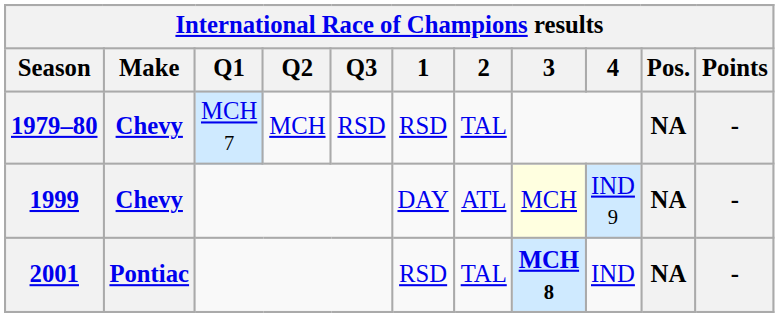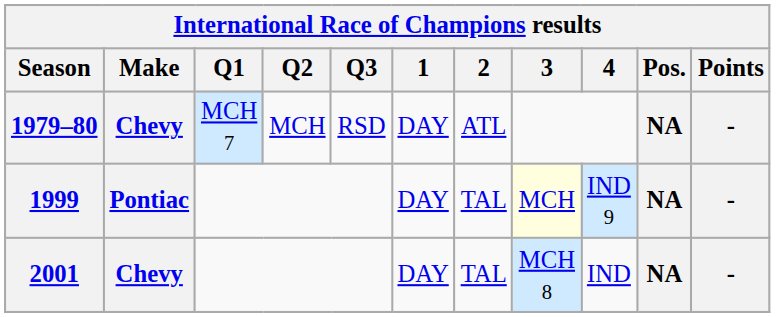(423, 126) RSD -> (423, 126) DAY
(484, 126) TAL -> (484, 126) ATL
(149, 200) Chevy -> (149, 200) Pontiac
(484, 200) ATL -> (484, 200) TAL
(149, 274) Pontiac -> (149, 274) Chevy
(423, 274) RSD -> (423, 274) DAY
(549, 274) bold -> (547, 273) normal
